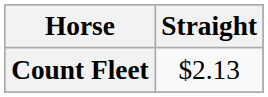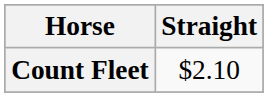(209, 69) $2.13 -> (209, 69) $2.10
